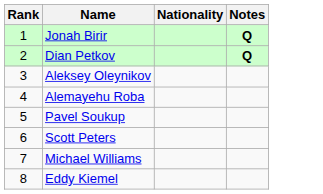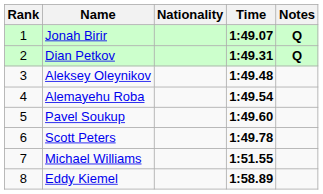+ column: (251, 14)
